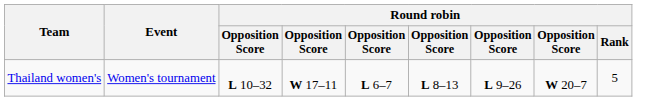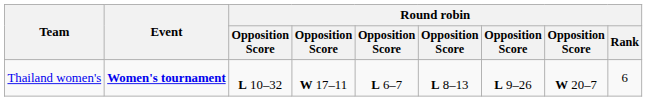(161, 78) normal -> (166, 78) bold
(615, 78) 5 -> (625, 78) 6
